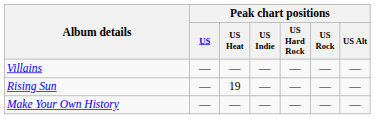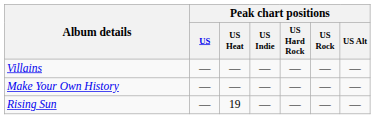rows swapped: (63, 105) <-> (32, 86)
